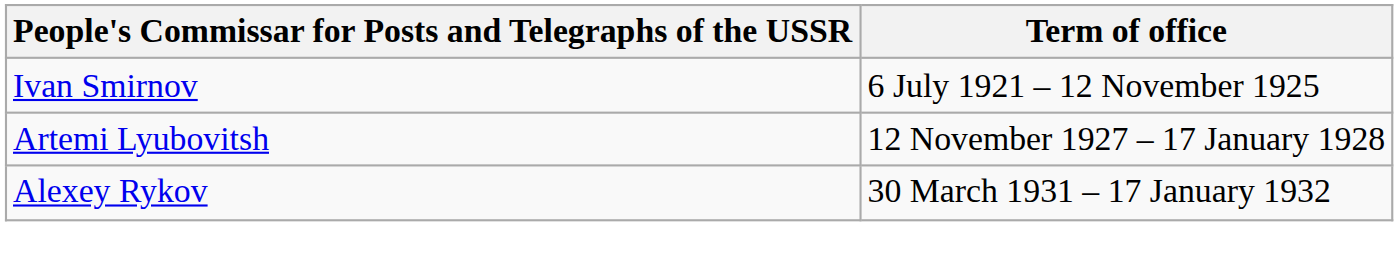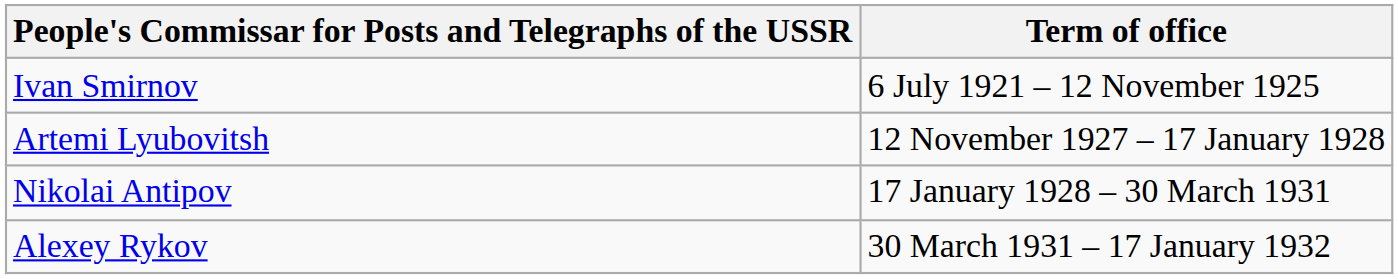+ row: (122, 191)
